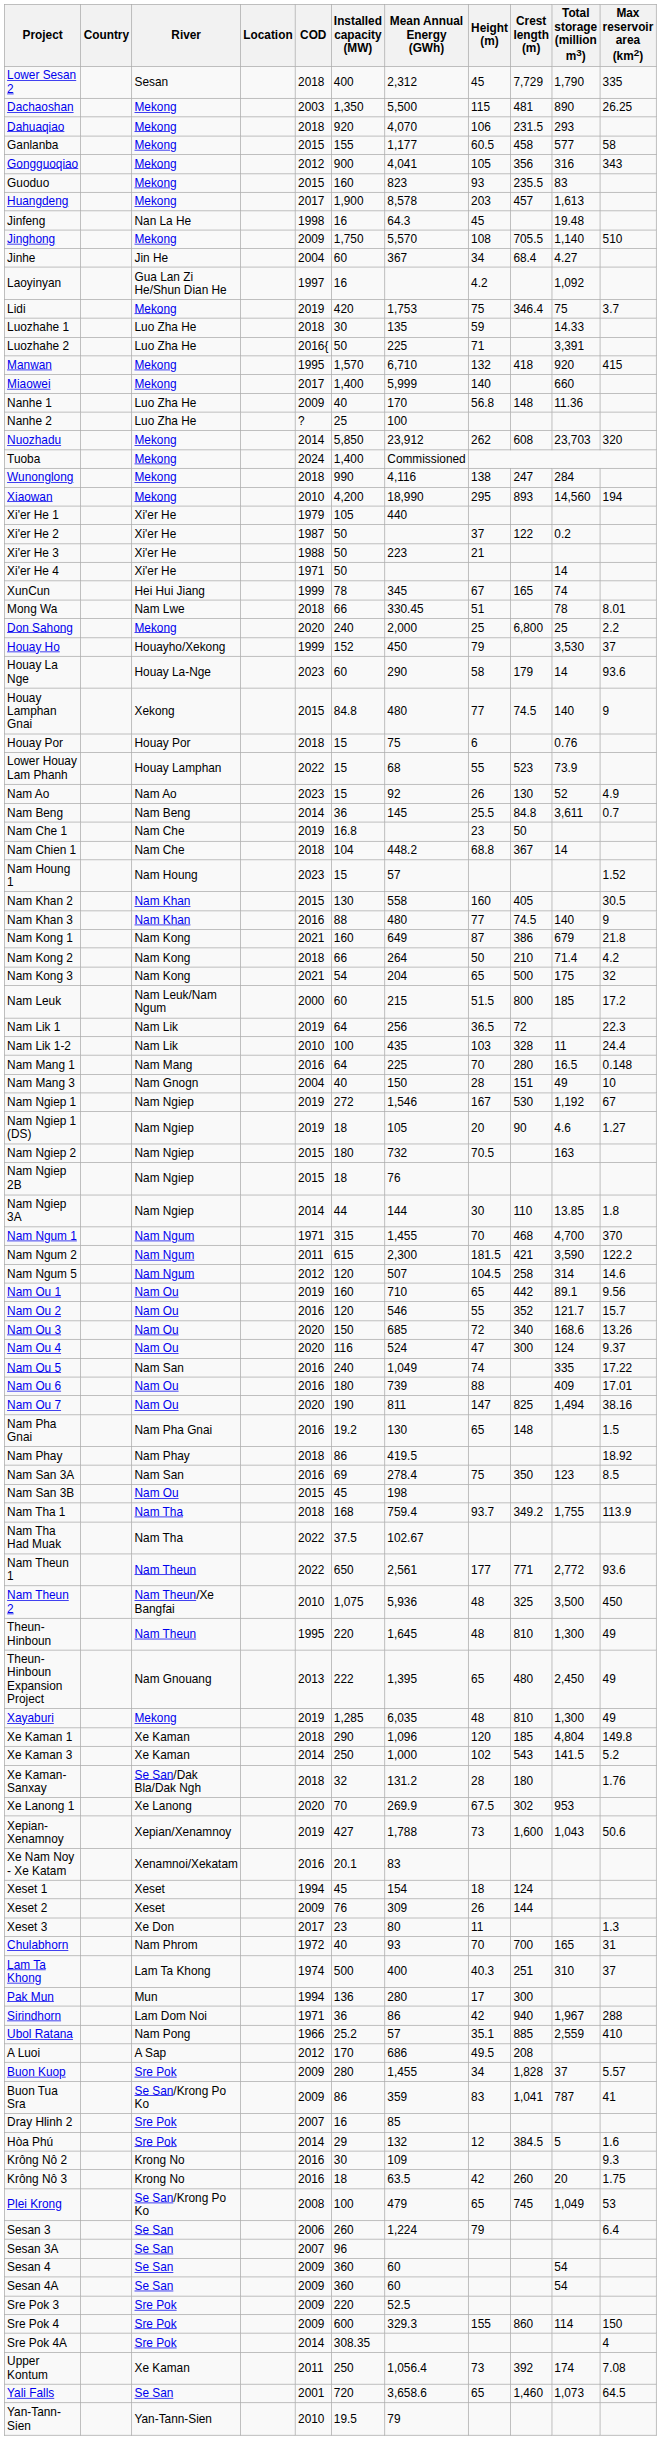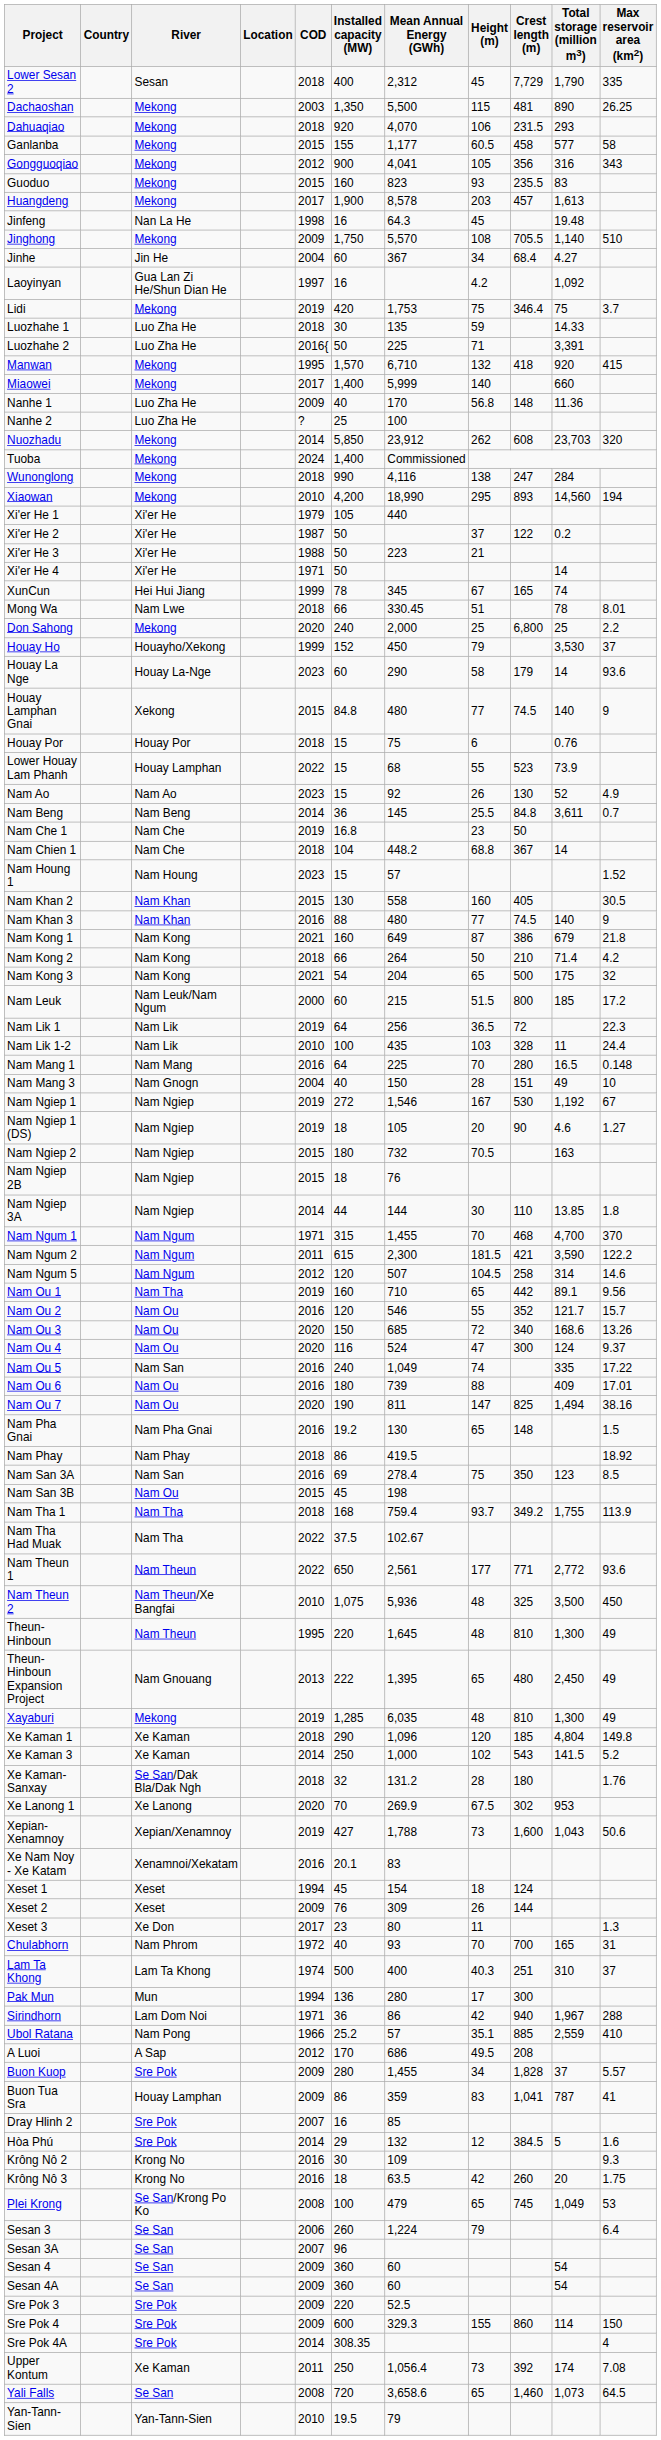(157, 1292) Nam Ou -> (159, 1292) Nam Tha
(180, 2097) Se San/Krong Po Ko -> (178, 2097) Houay Lamphan
(311, 2393) 2001 -> (311, 2393) 2008
